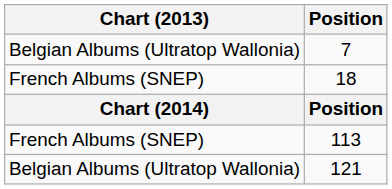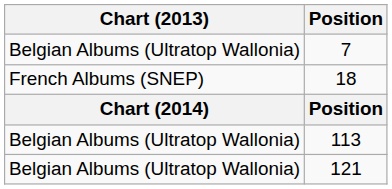(107, 139) French Albums (SNEP) -> (154, 139) Belgian Albums (Ultratop Wallonia)
